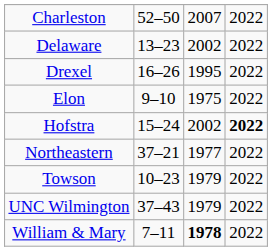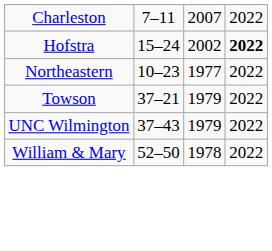(158, 17) 52–50 -> (158, 17) 7–11
- row: (69, 44)
- row: (69, 71)
- row: (69, 98)
(158, 152) 37–21 -> (158, 71) 10–23
(158, 179) 10–23 -> (158, 98) 37–21
(158, 233) 7–11 -> (158, 152) 52–50
(204, 233) bold -> (204, 152) normal
